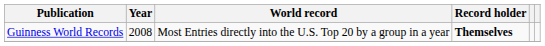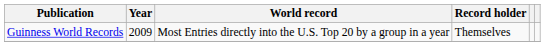(140, 32) 2008 -> (140, 32) 2009
(484, 32) bold -> (483, 32) normal
